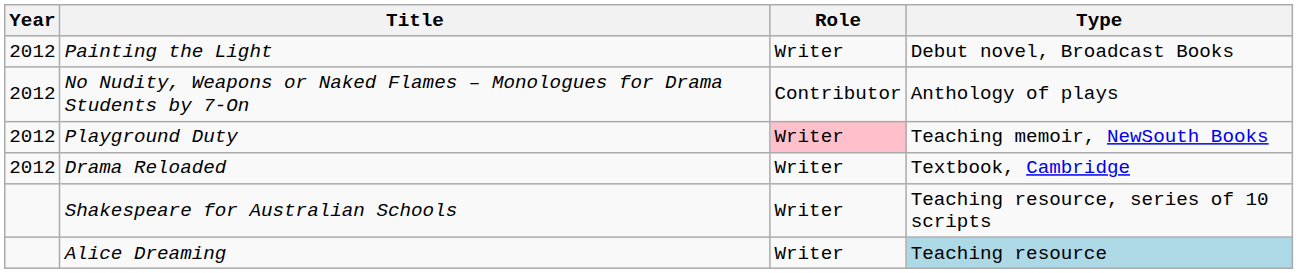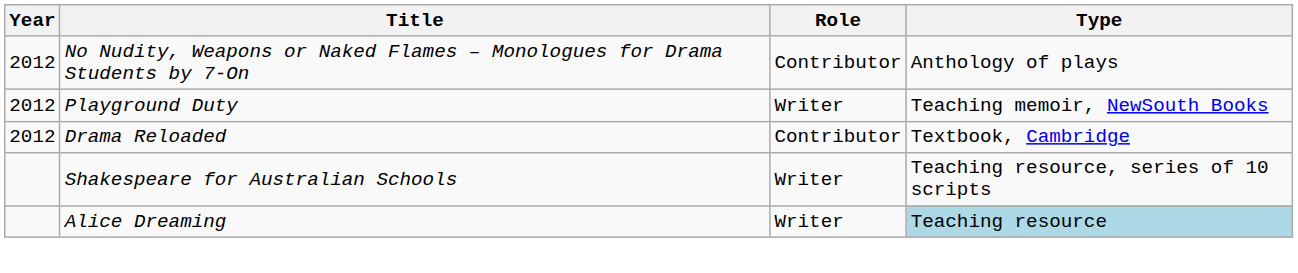- row: (169, 52)
(809, 137) pink background -> (809, 105) no background
(809, 168) Writer -> (838, 137) Contributor
